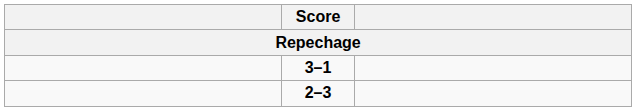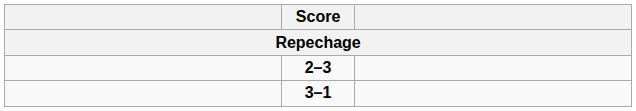rows swapped: (318, 93) <-> (318, 67)
